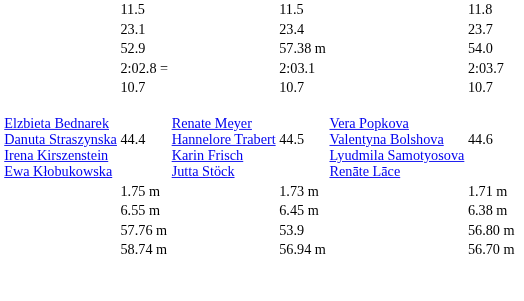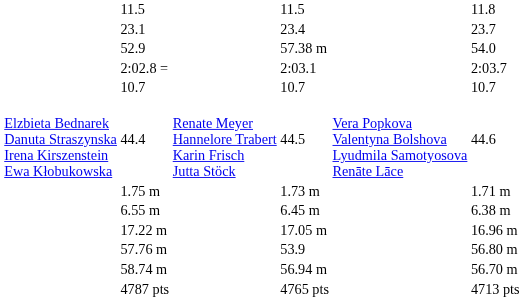+ row: (144, 230)
+ row: (145, 289)
